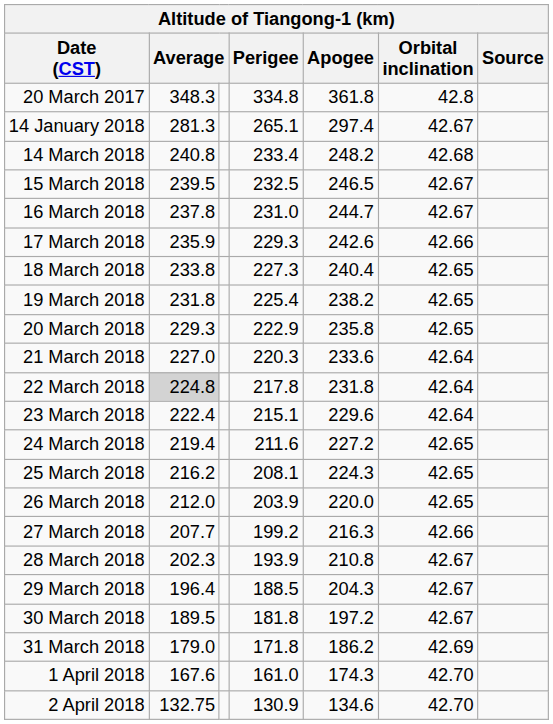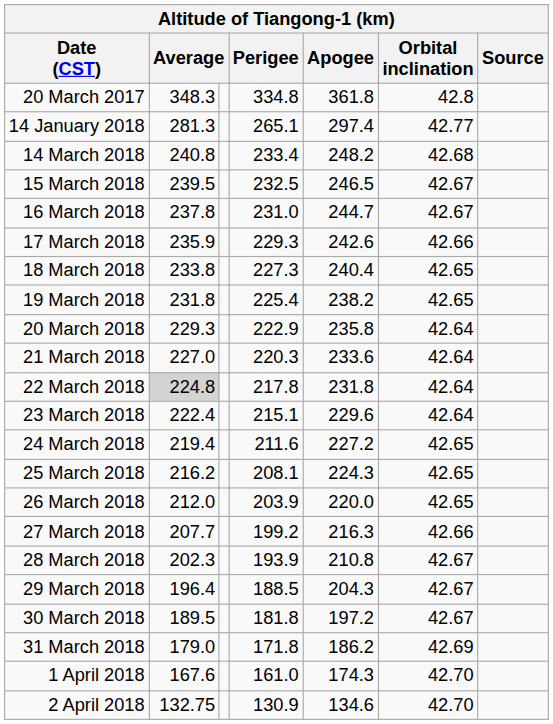(451, 126) 42.67 -> (451, 126) 42.77
(451, 328) 42.65 -> (451, 328) 42.64
